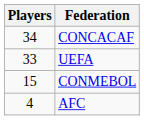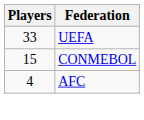- row: (96, 37)
